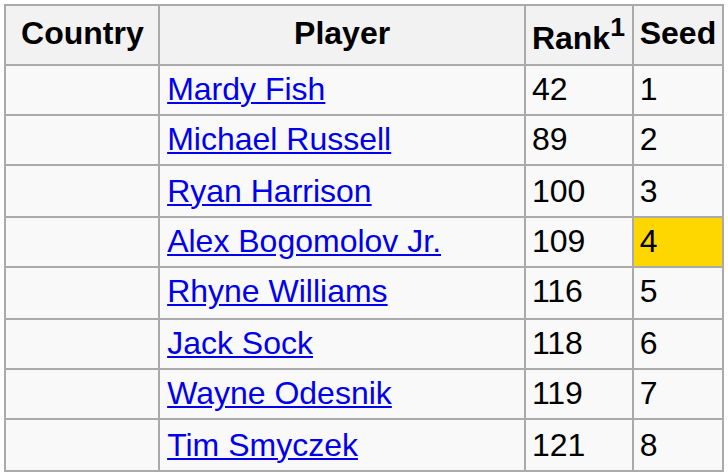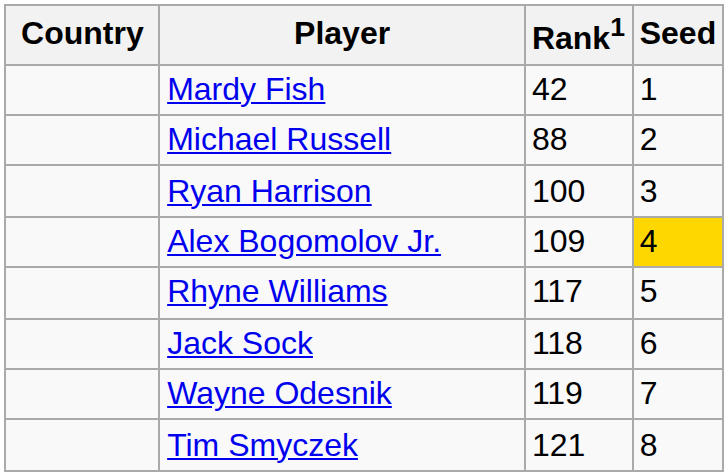(550, 140) 89 -> (550, 140) 88
(557, 292) 116 -> (557, 292) 117
